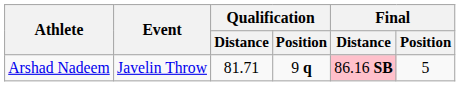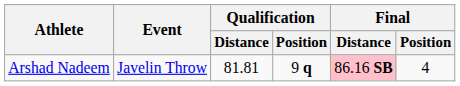(241, 68) 81.71 -> (241, 68) 81.81
(426, 68) 5 -> (426, 68) 4
